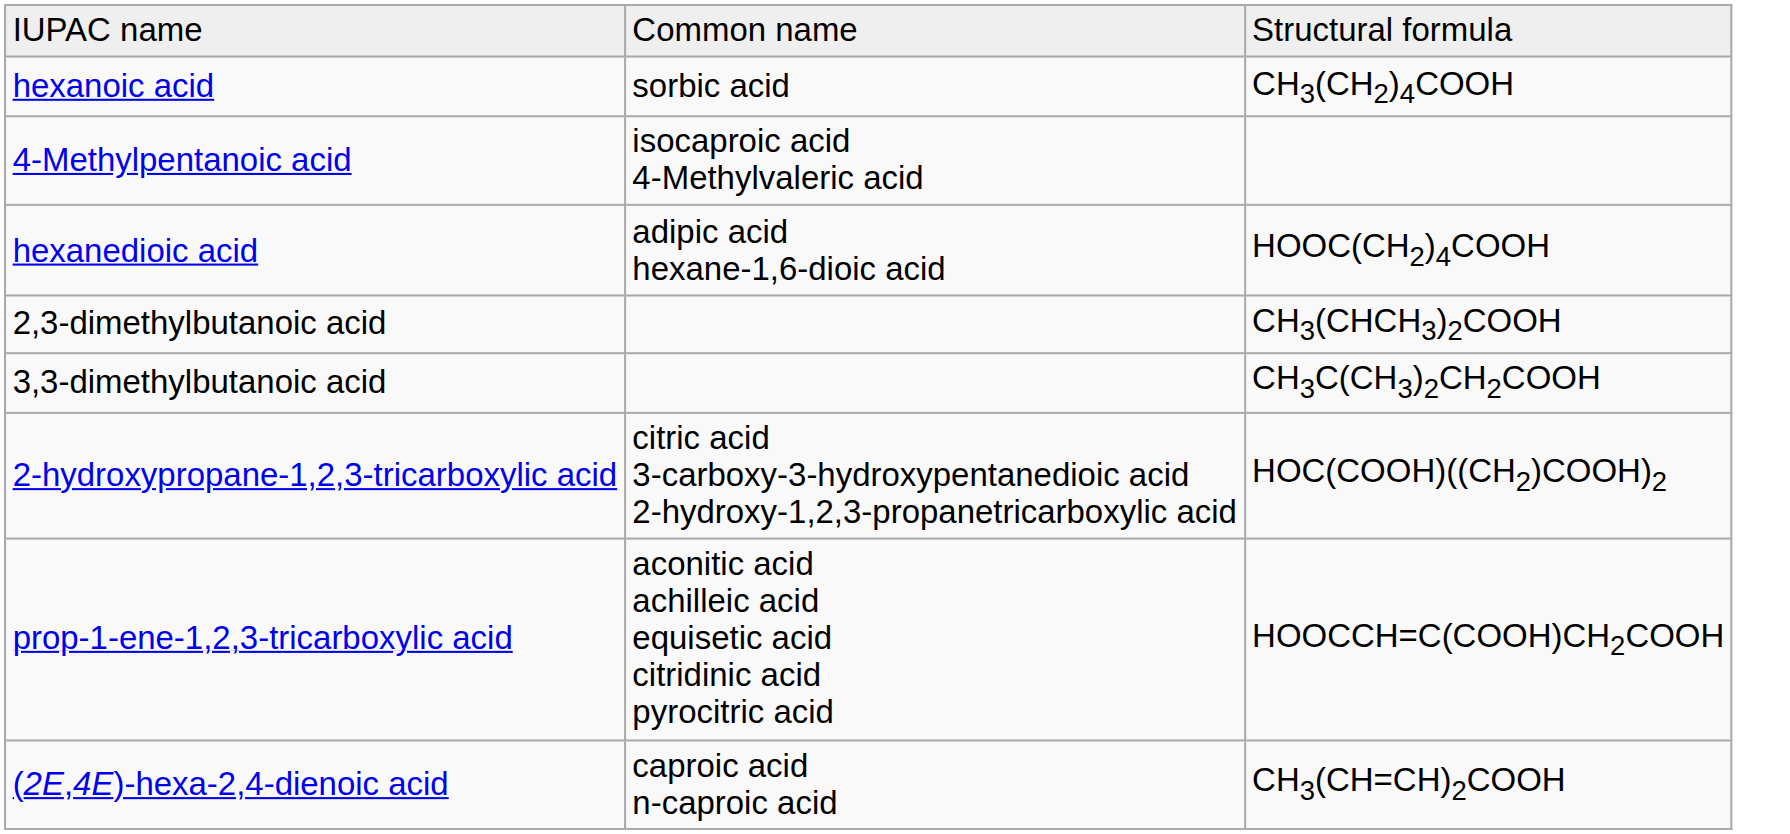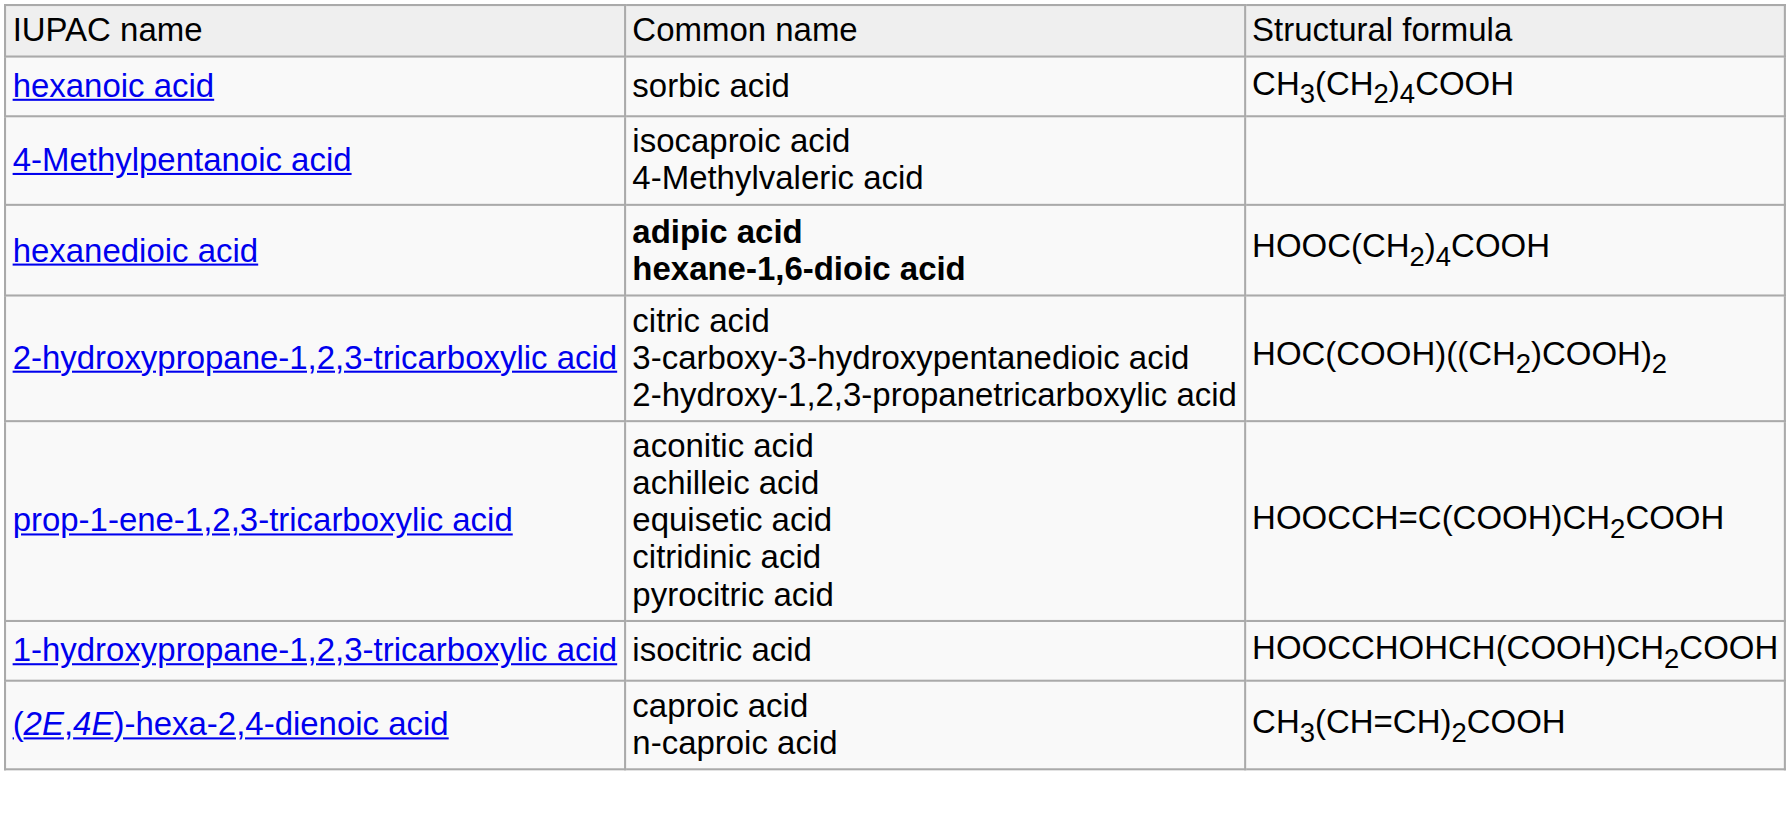(789, 249) normal -> (799, 249) bold
- row: (200, 323)
- row: (200, 382)
+ row: (315, 650)
